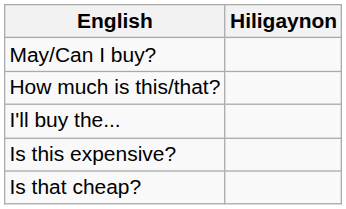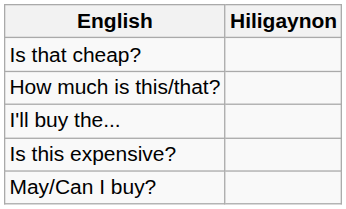rows swapped: (83, 54) <-> (75, 187)
